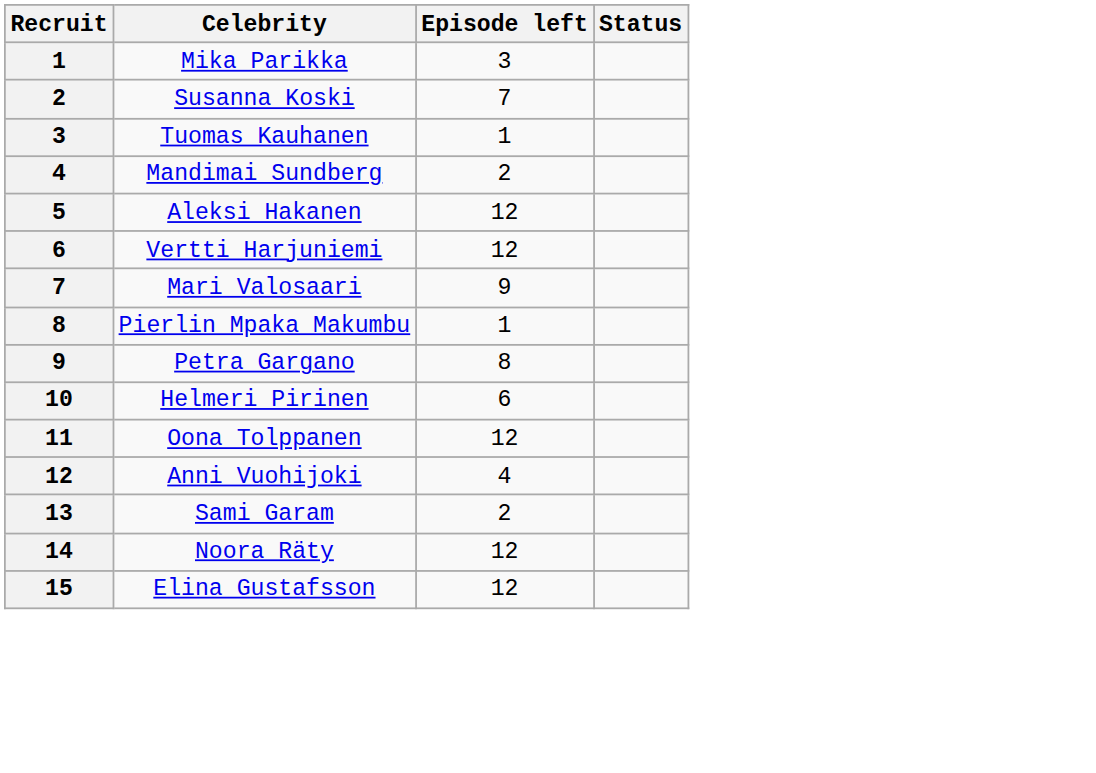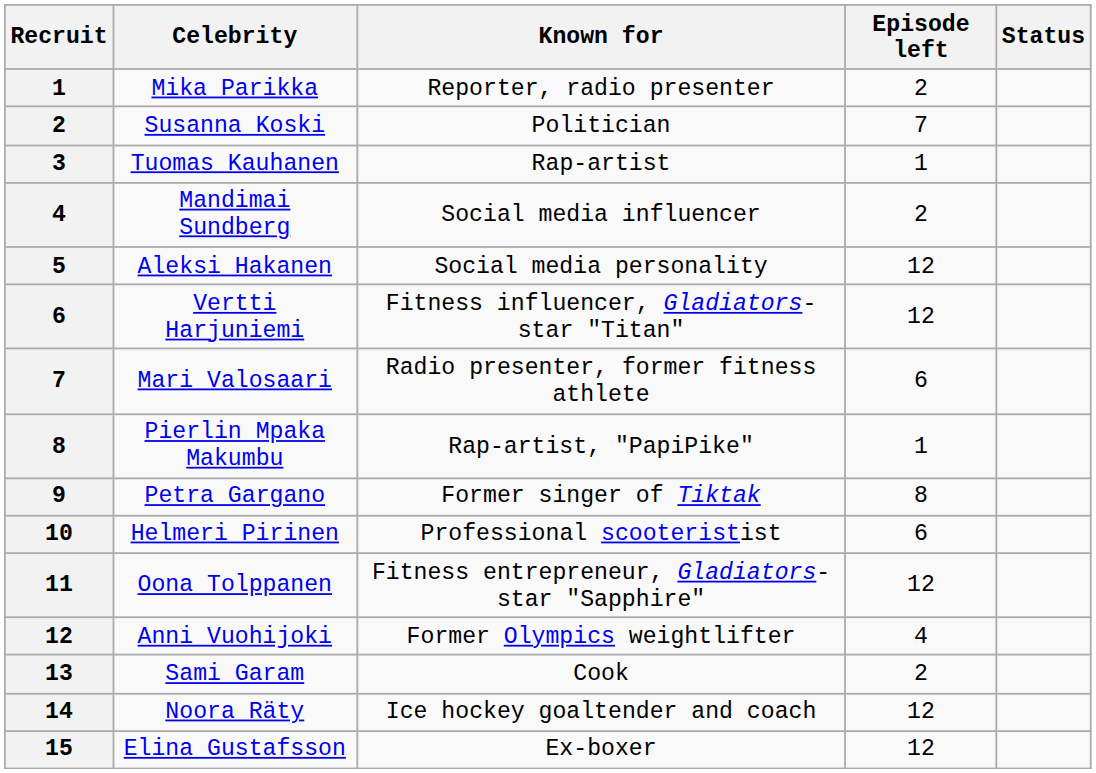+ column: (601, 37)
(505, 61) 3 -> (921, 88) 2
(505, 288) 9 -> (921, 381) 6
